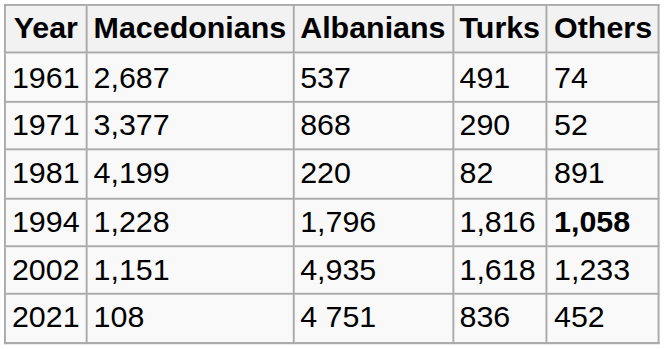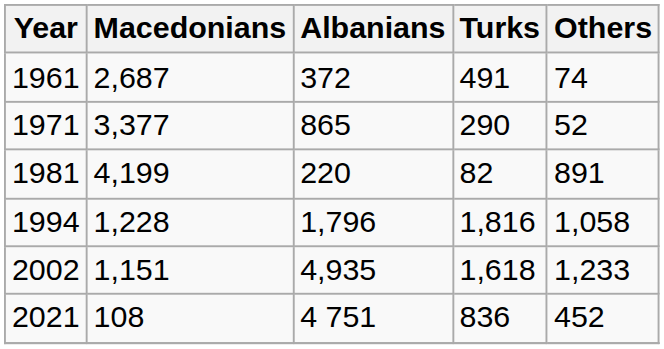(326, 76) 537 -> (326, 76) 372
(326, 125) 868 -> (326, 125) 865
(592, 221) bold -> (592, 221) normal
